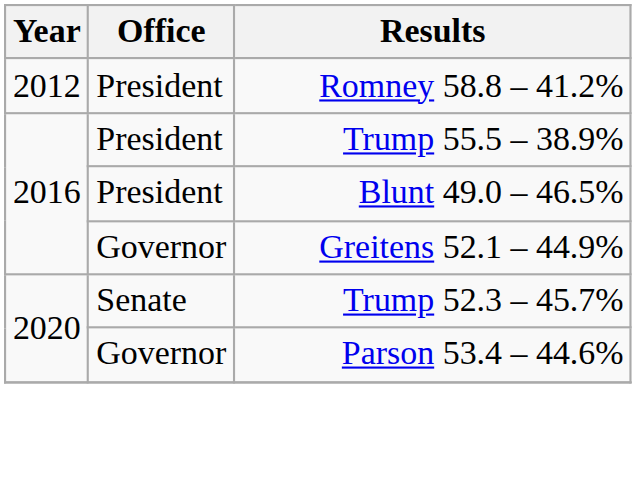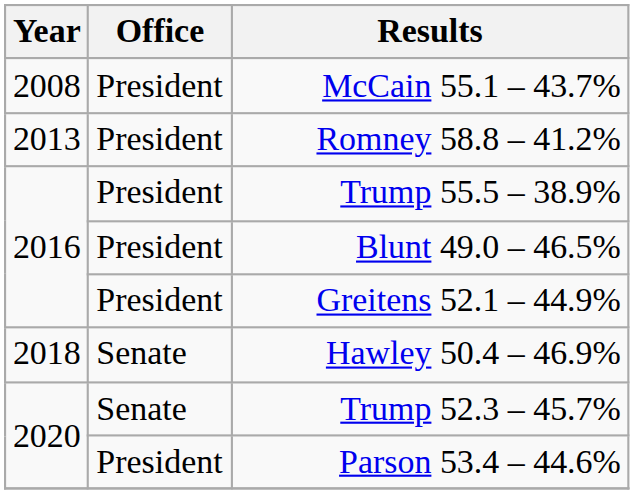+ row: (471, 85)
(47, 85) 2012 -> (47, 138) 2013
(161, 246) Governor -> (159, 300) President
+ row: (473, 354)
(161, 354) Governor -> (159, 461) President
